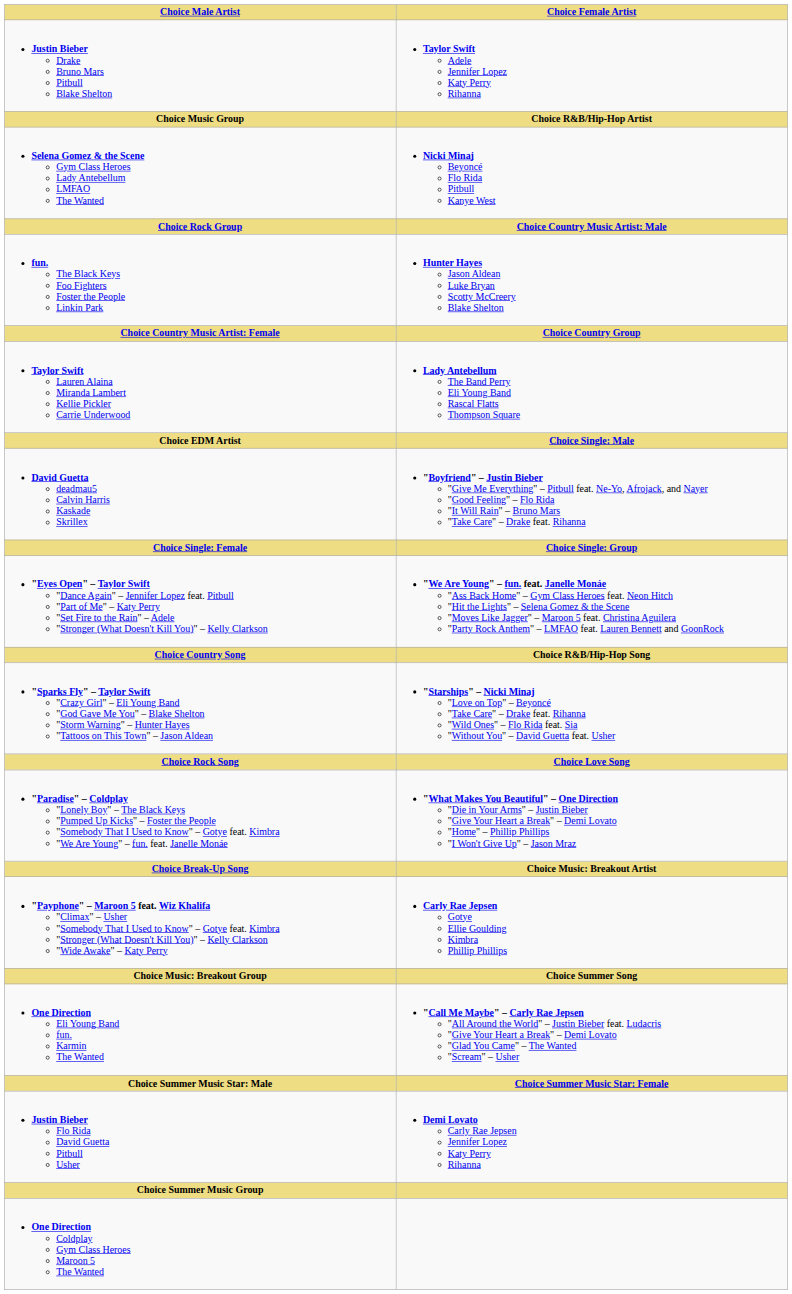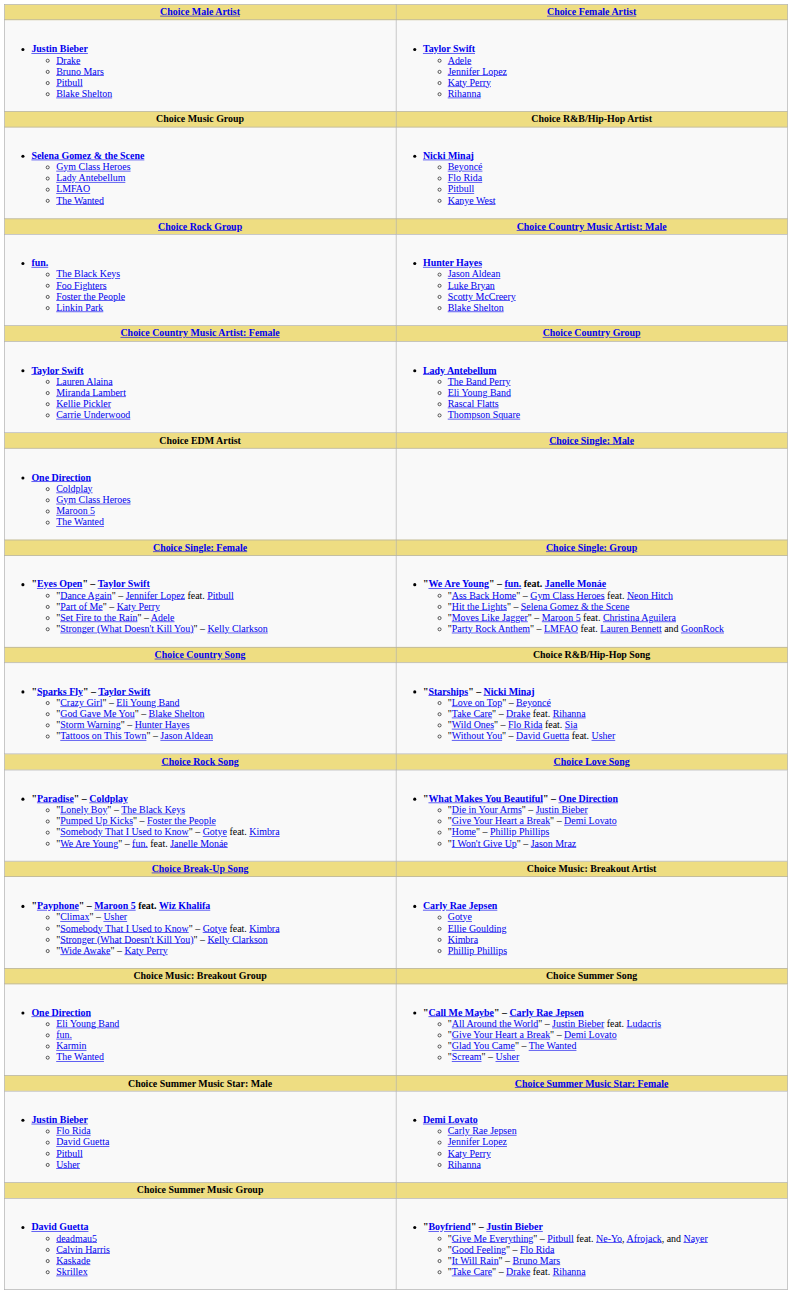rows swapped: (200, 500) <-> (200, 1249)
